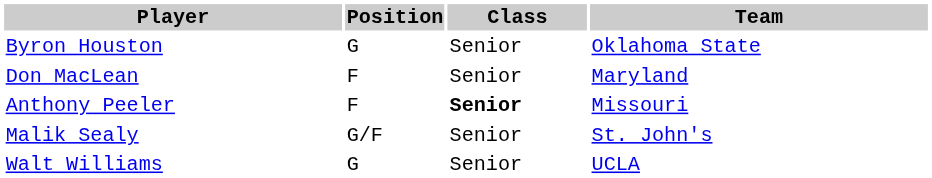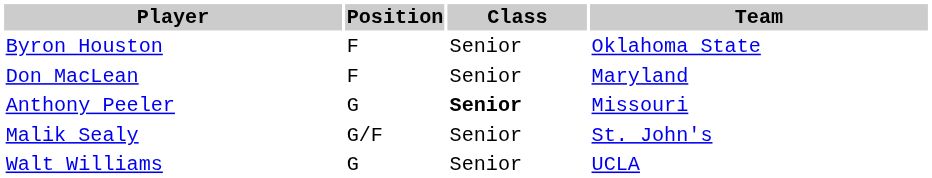(353, 47) G -> (353, 47) F
(353, 106) F -> (353, 106) G
